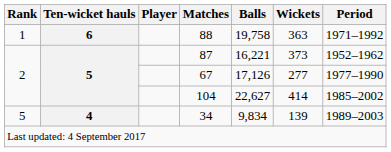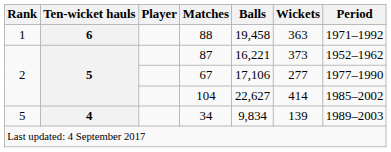(253, 34) 19,758 -> (253, 34) 19,458
(253, 75) 17,126 -> (253, 75) 17,106
